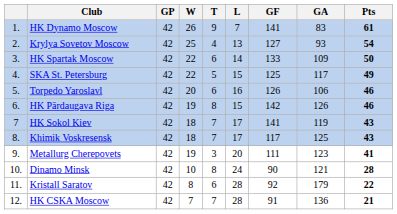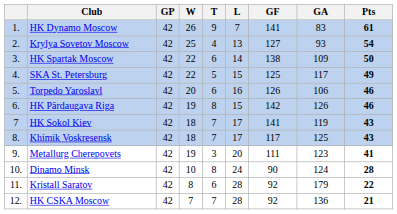(273, 59) 133 -> (273, 59) 138
(321, 169) 121 -> (321, 169) 124
(273, 201) 91 -> (273, 201) 92
